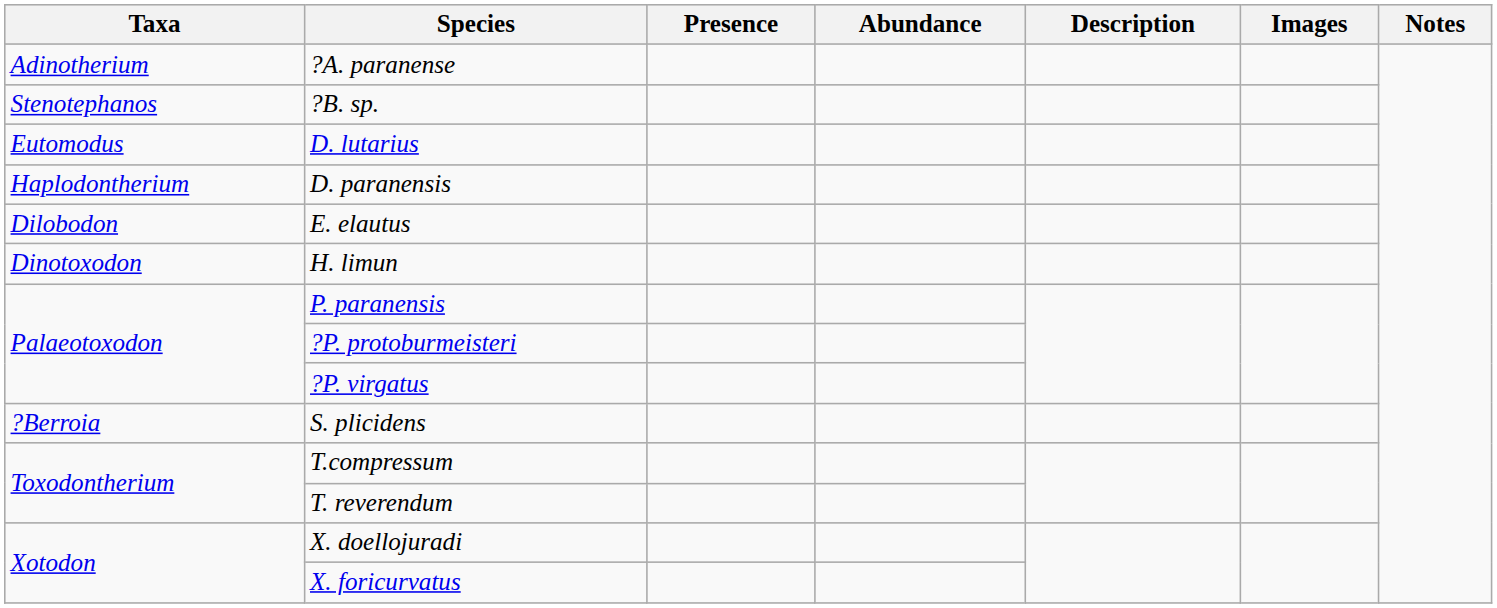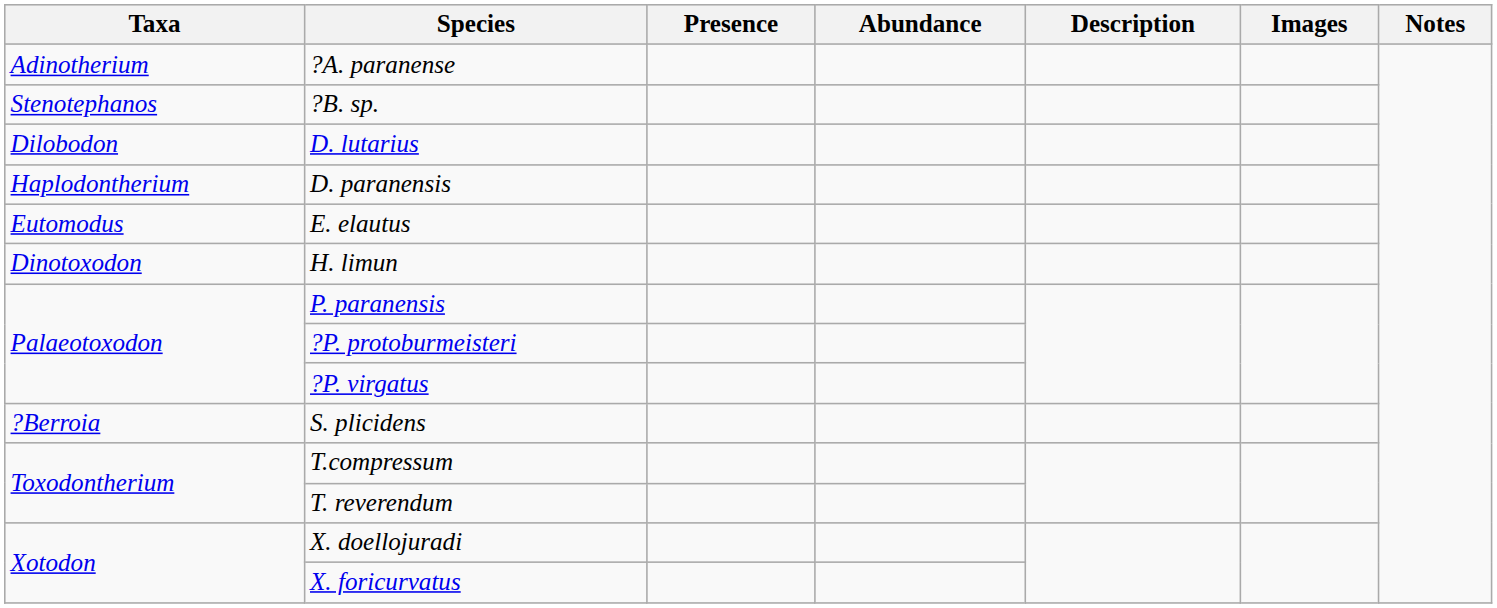(67, 143) Eutomodus -> (64, 143) Dilobodon
(64, 223) Dilobodon -> (67, 223) Eutomodus
